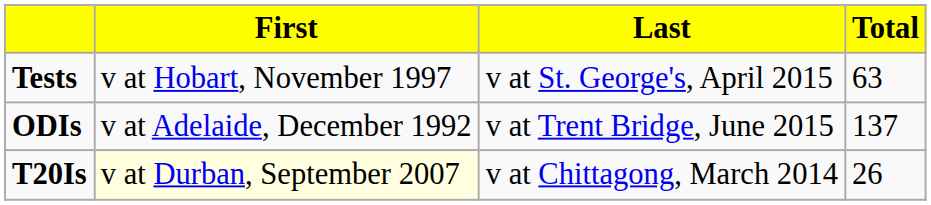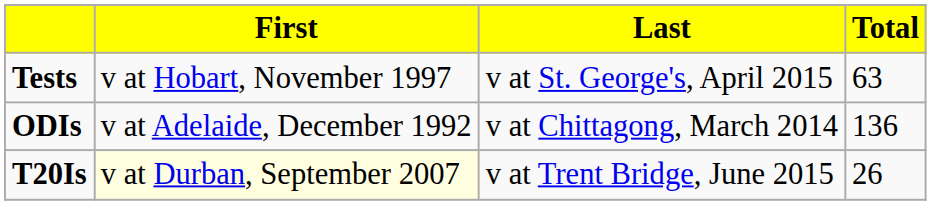(660, 125) v at Trent Bridge, June 2015 -> (662, 125) v at Chittagong, March 2014
(875, 125) 137 -> (875, 125) 136
(662, 174) v at Chittagong, March 2014 -> (660, 174) v at Trent Bridge, June 2015
